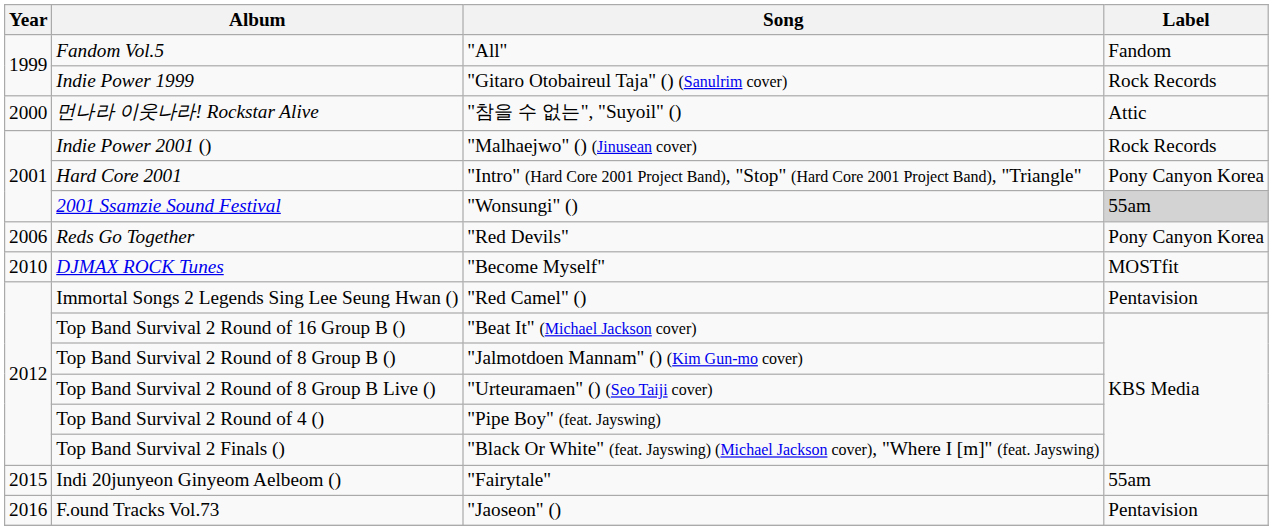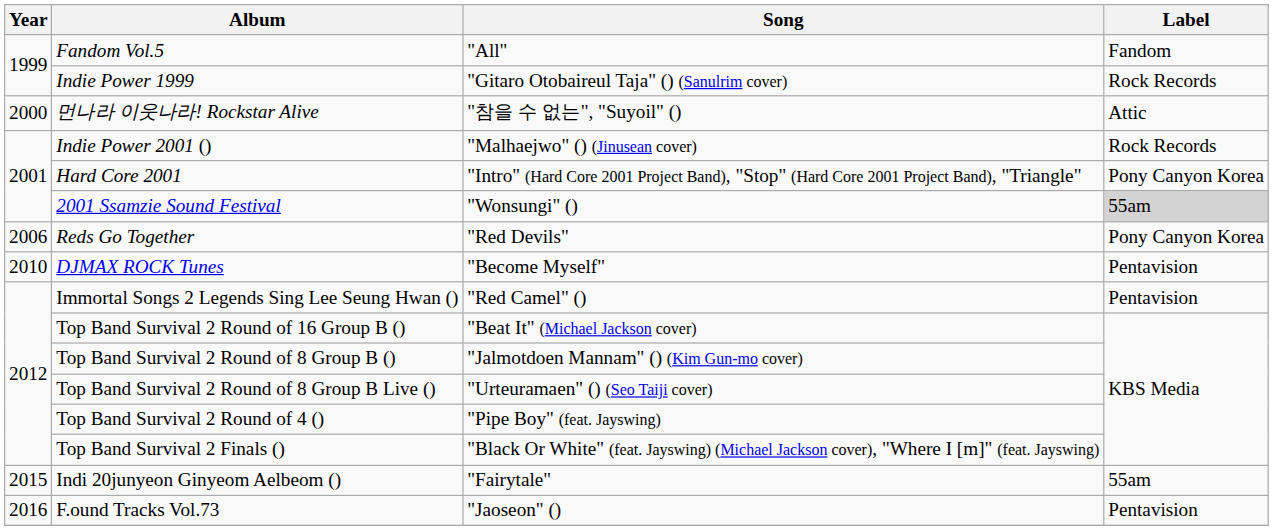(1143, 266) MOSTfit -> (1153, 266) Pentavision
